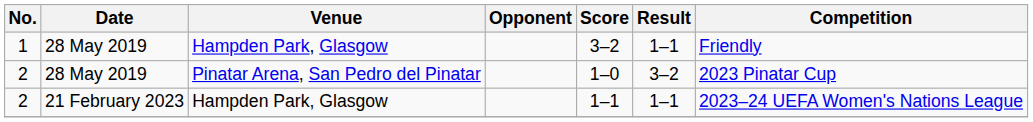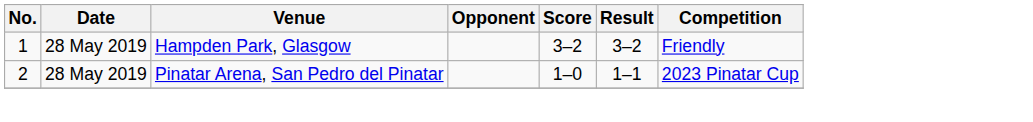(664, 46) 1–1 -> (627, 46) 3–2
(664, 74) 3–2 -> (627, 74) 1–1
- row: (23, 102)
